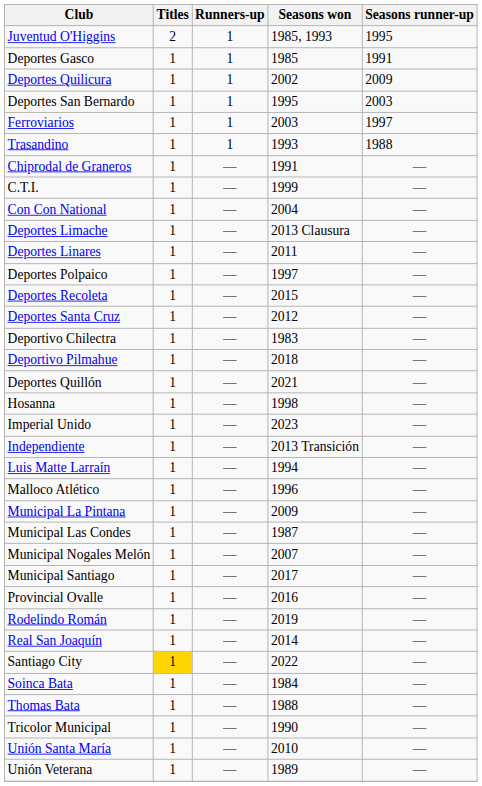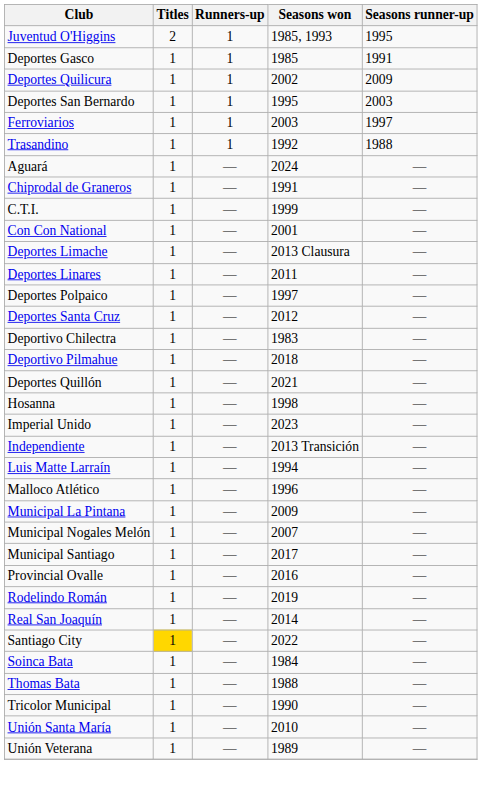(285, 144) 1993 -> (285, 144) 1992
+ row: (28, 166)
(285, 209) 2004 -> (285, 230) 2001
- row: (58, 295)
- row: (69, 532)
